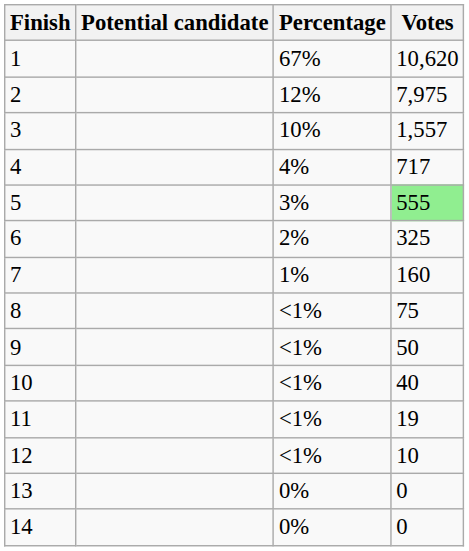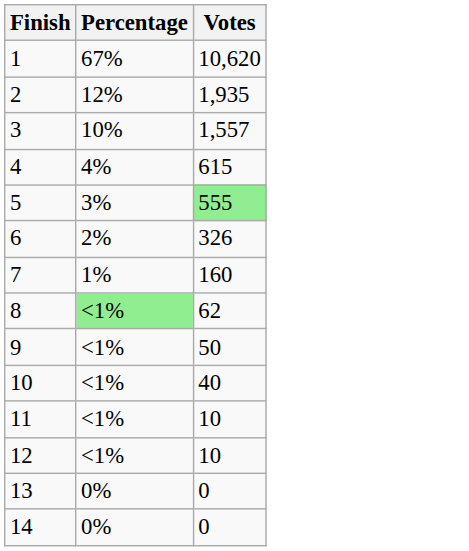- column: (175, 22)
(422, 94) 7,975 -> (224, 94) 1,935
(413, 166) 717 -> (215, 166) 615
(413, 238) 325 -> (215, 238) 326
(301, 310) no background -> (103, 310) lightgreen background
(408, 310) 75 -> (210, 310) 62
(408, 418) 19 -> (210, 418) 10
